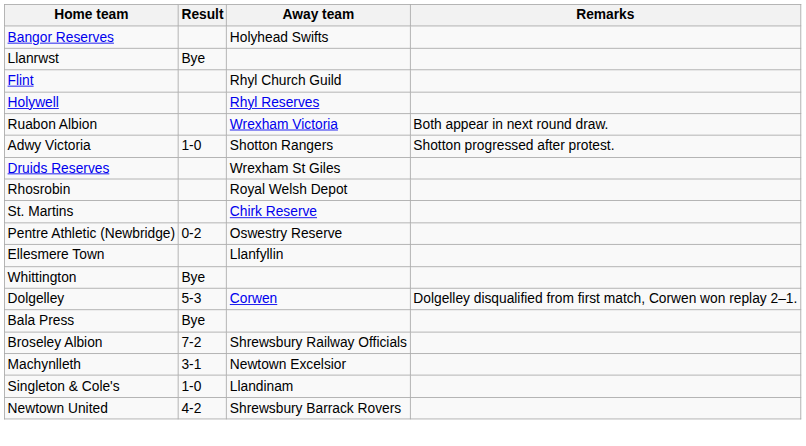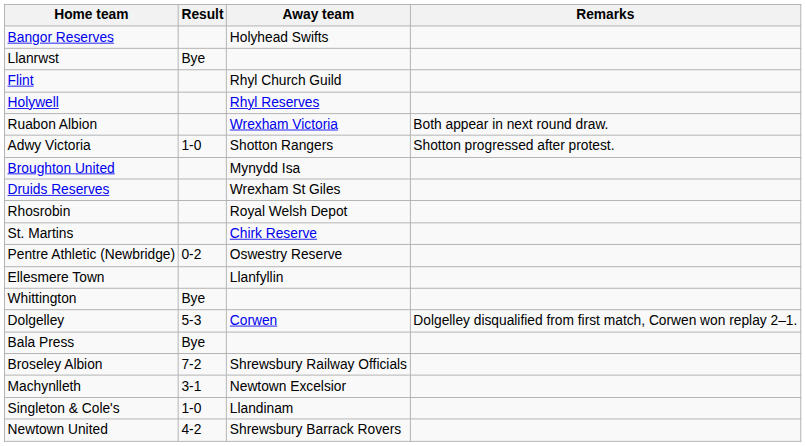+ row: (61, 168)
